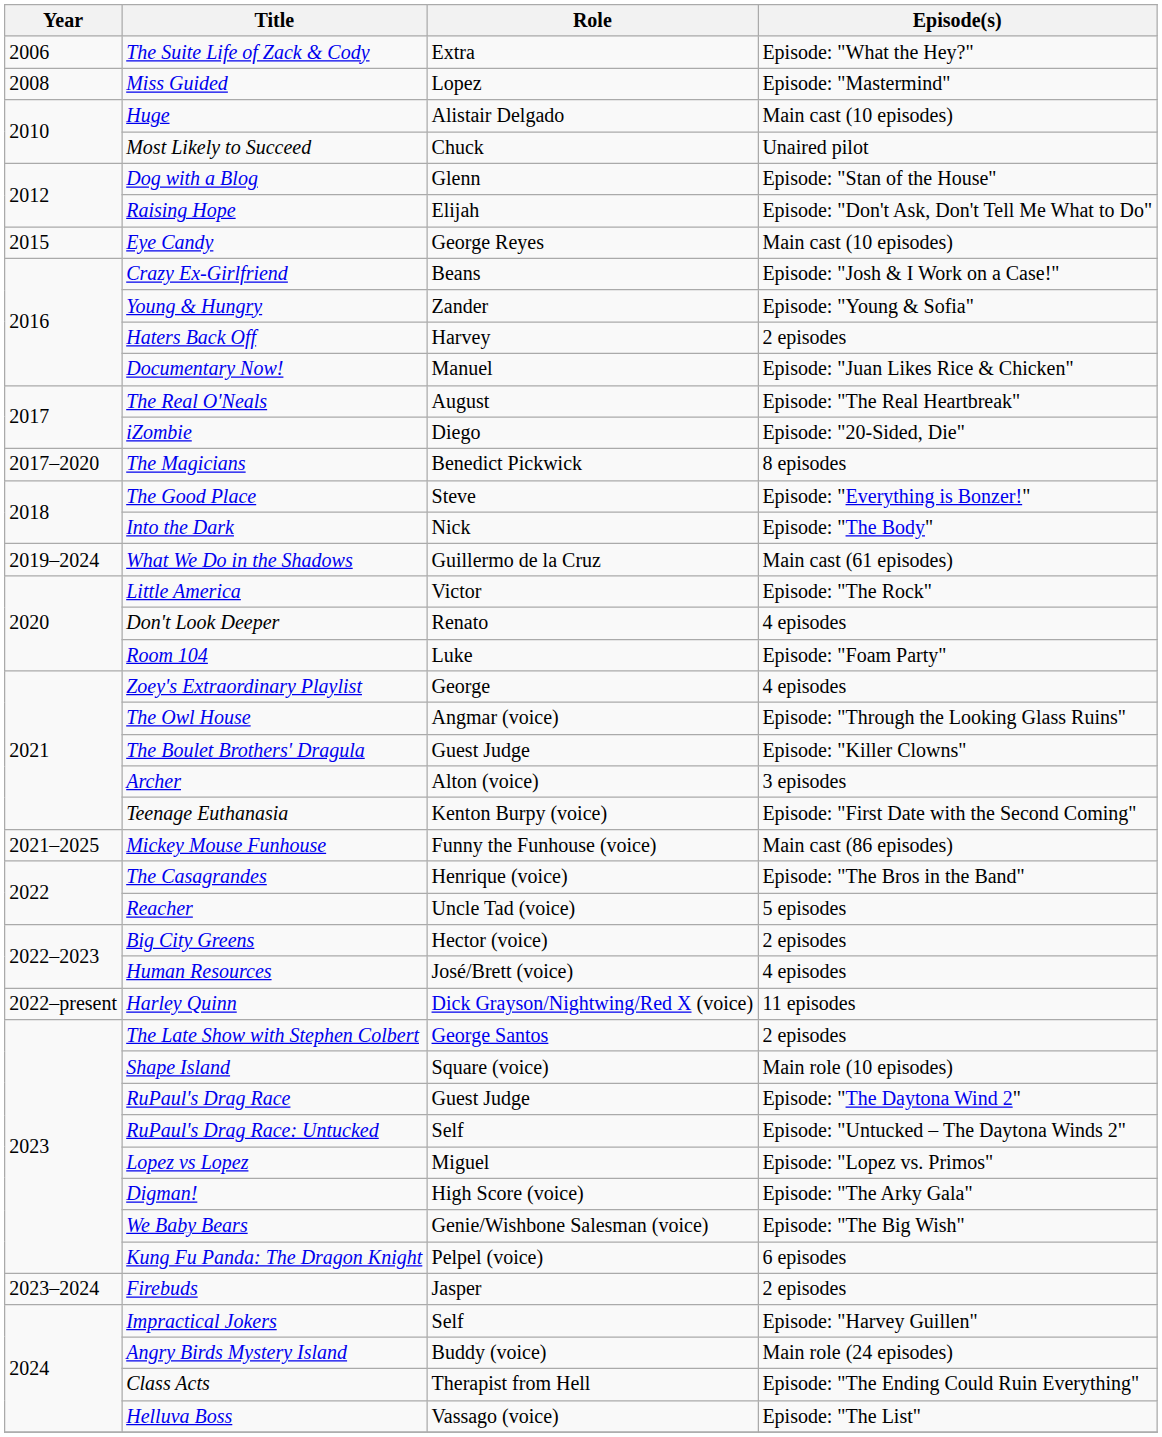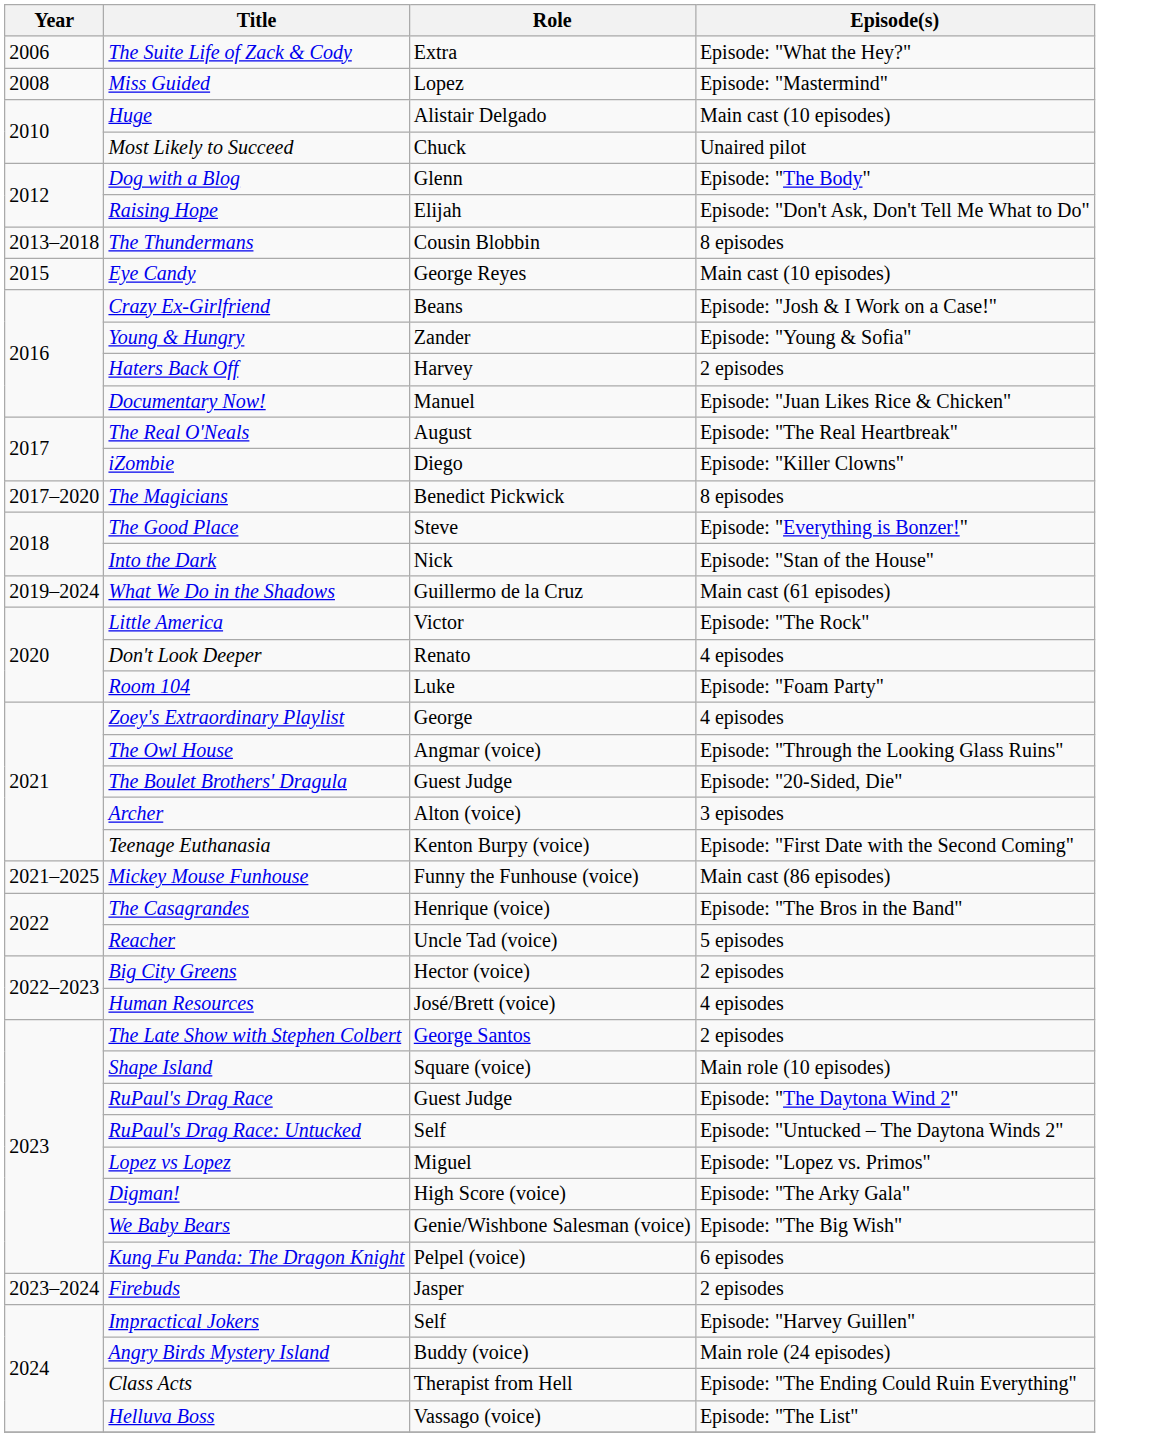(879, 178) Episode: "Stan of the House" -> (785, 178) Episode: "The Body"
+ row: (181, 242)
(864, 432) Episode: "20-Sided, Die" -> (802, 464) Episode: "Killer Clowns"
(848, 527) Episode: "The Body" -> (817, 559) Episode: "Stan of the House"
(864, 749) Episode: "Killer Clowns" -> (801, 781) Episode: "20-Sided, Die"
- row: (181, 1003)
